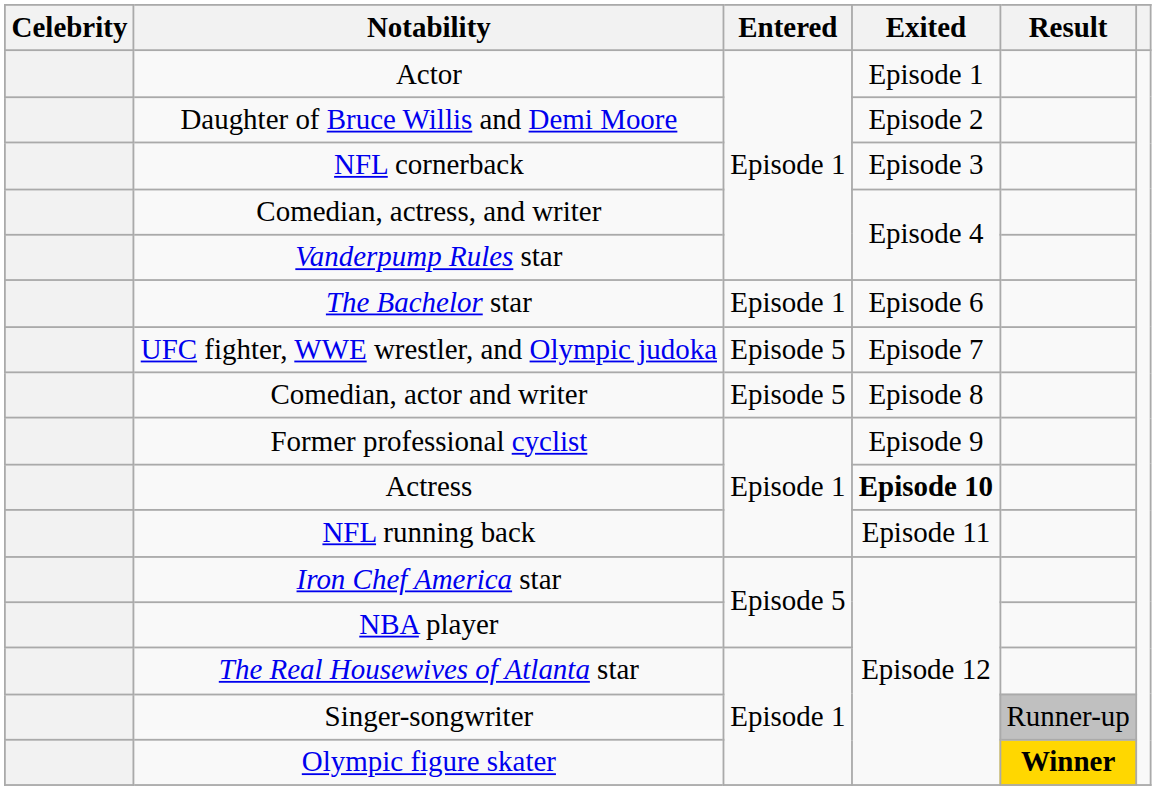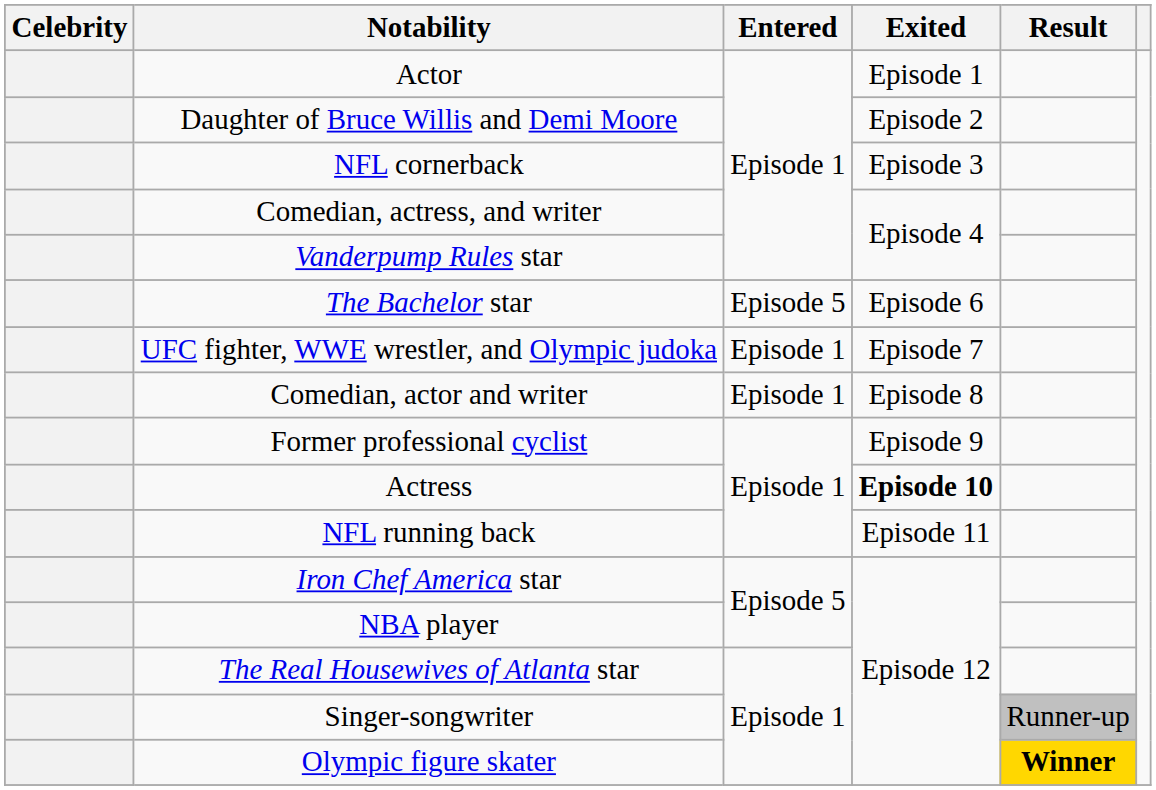(788, 303) Episode 1 -> (788, 303) Episode 5
(788, 348) Episode 5 -> (788, 348) Episode 1
(788, 394) Episode 5 -> (788, 394) Episode 1
